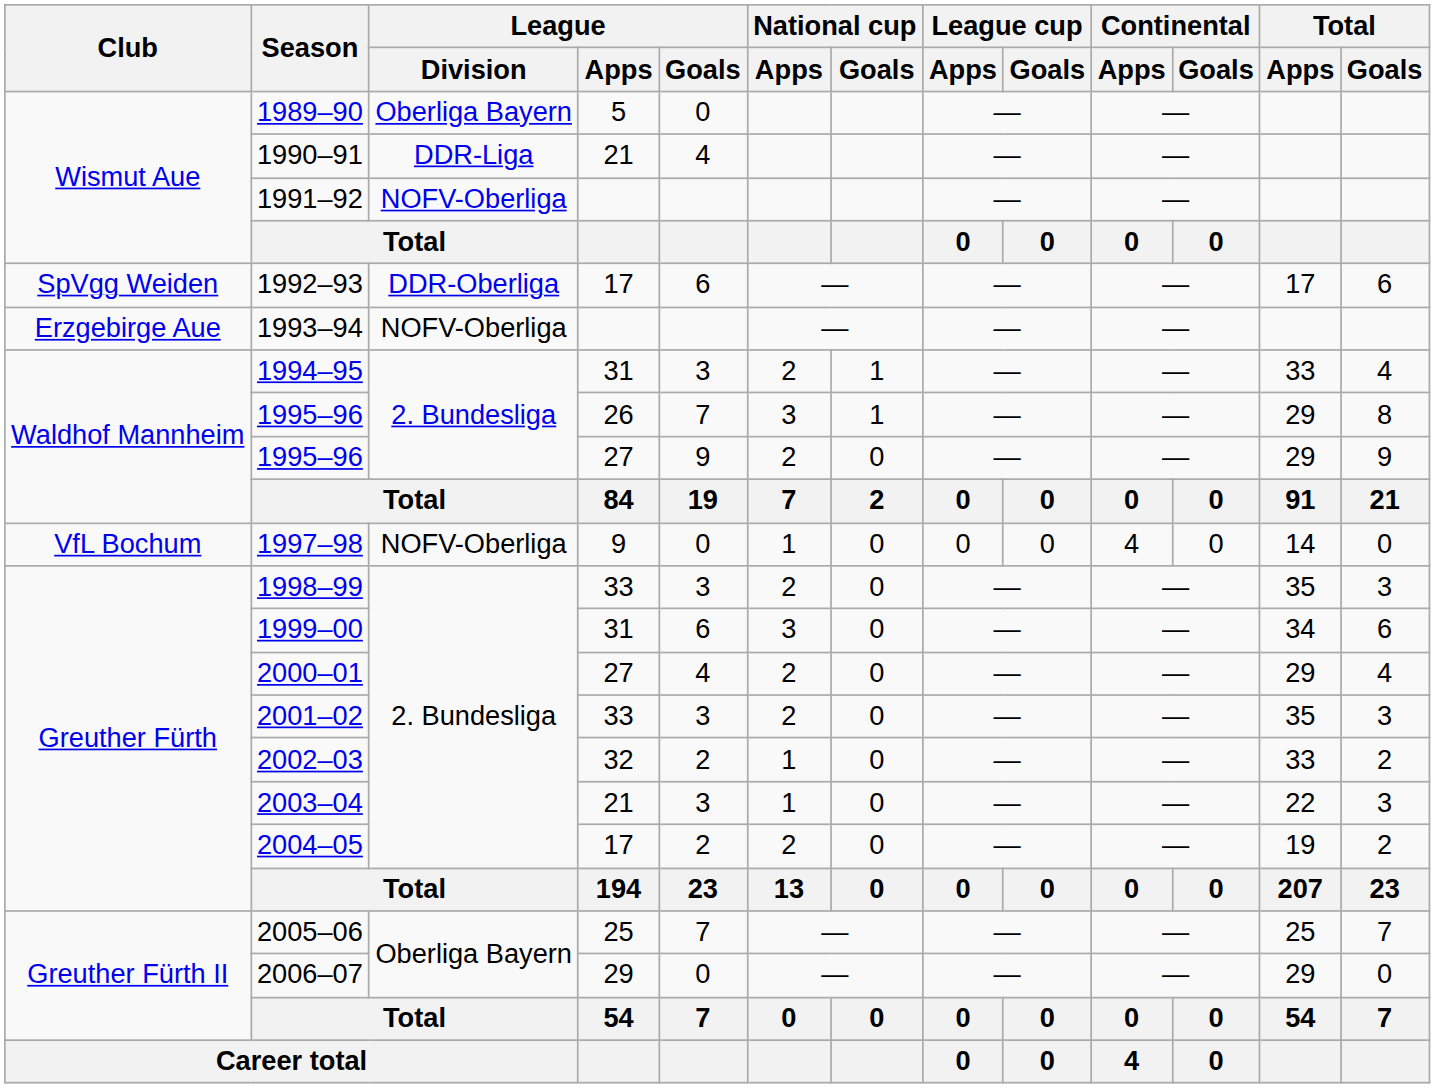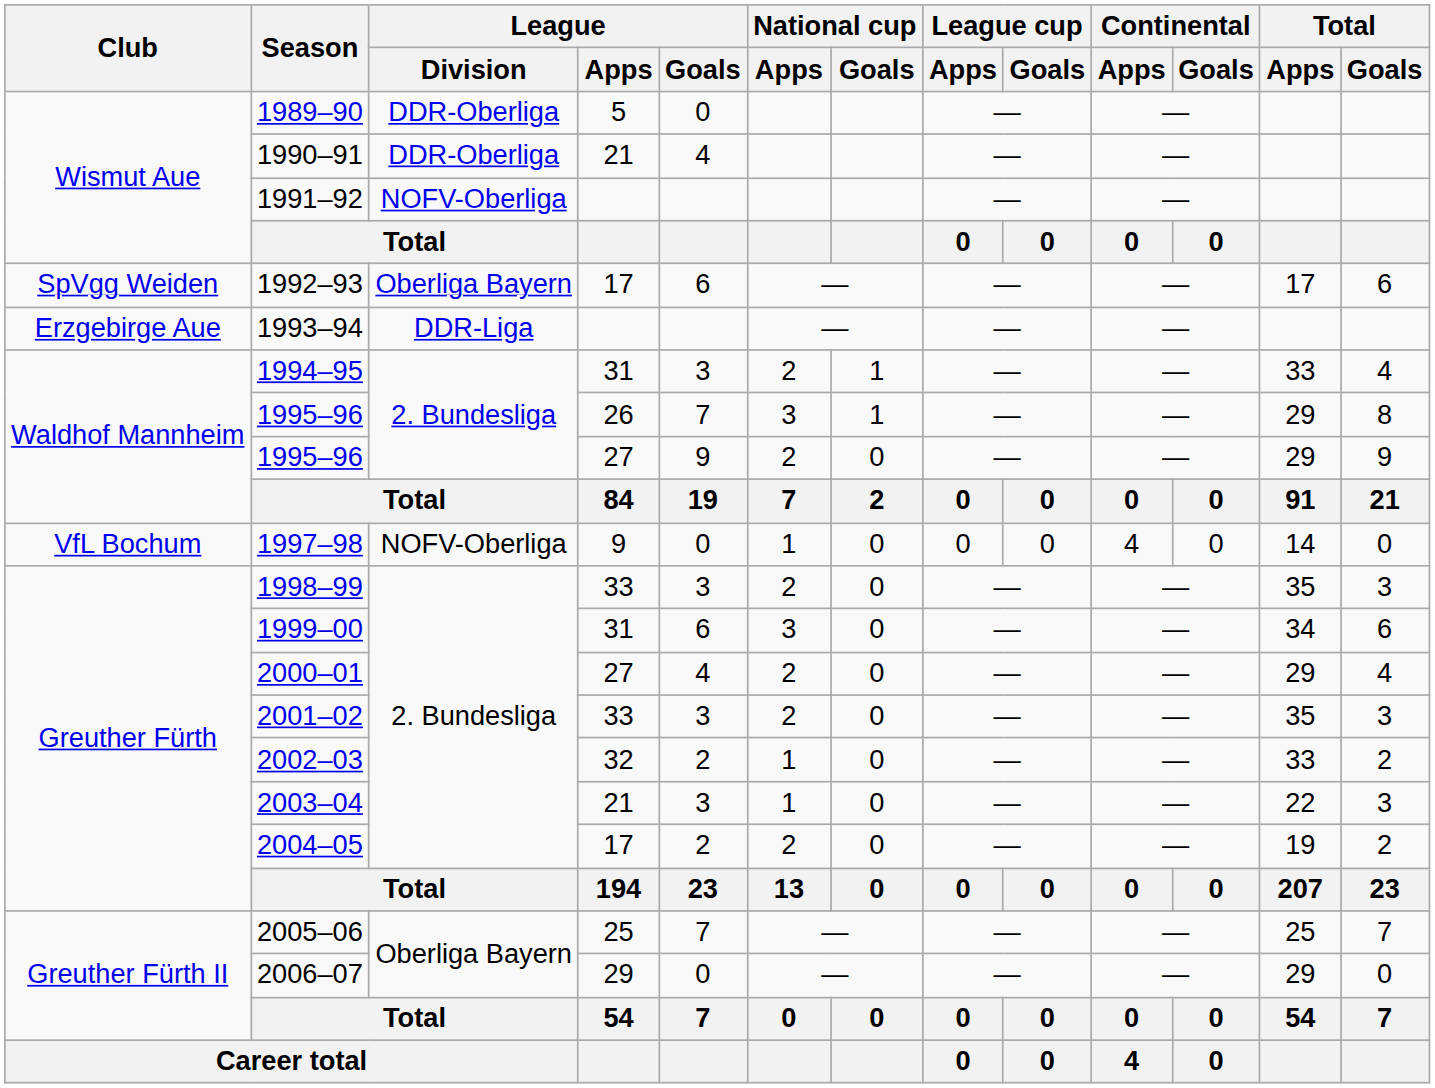(474, 112) Oberliga Bayern -> (474, 112) DDR-Oberliga
(474, 155) DDR-Liga -> (474, 155) DDR-Oberliga
(474, 284) DDR-Oberliga -> (474, 284) Oberliga Bayern
(474, 328) NOFV-Oberliga -> (474, 328) DDR-Liga
